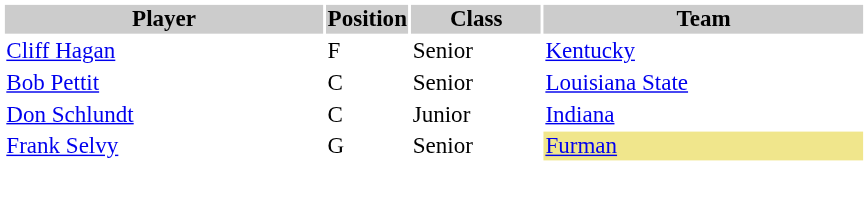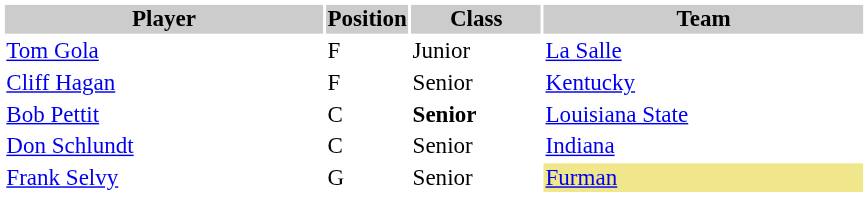+ row: (53, 50)
(443, 82) normal -> (445, 114) bold
(442, 114) Junior -> (443, 145) Senior
